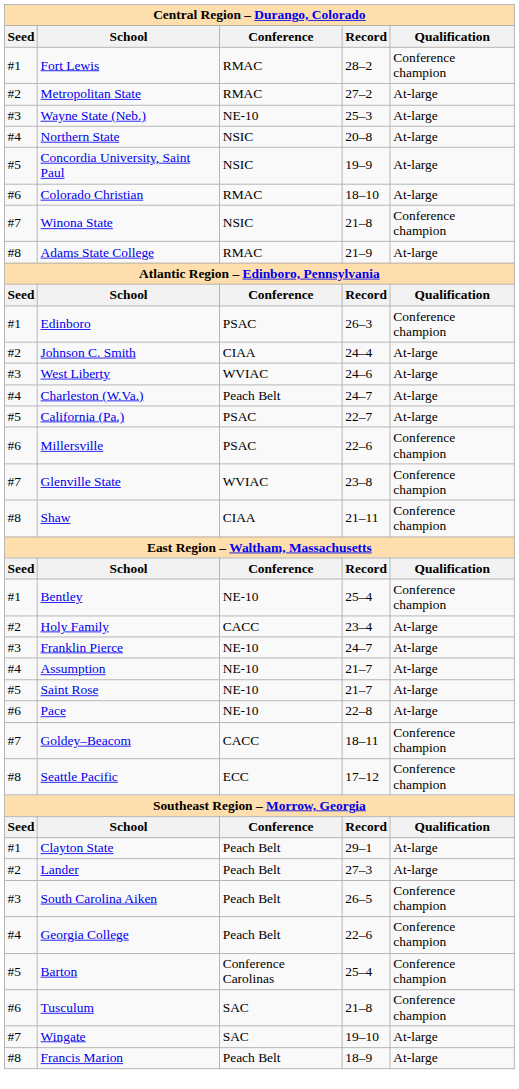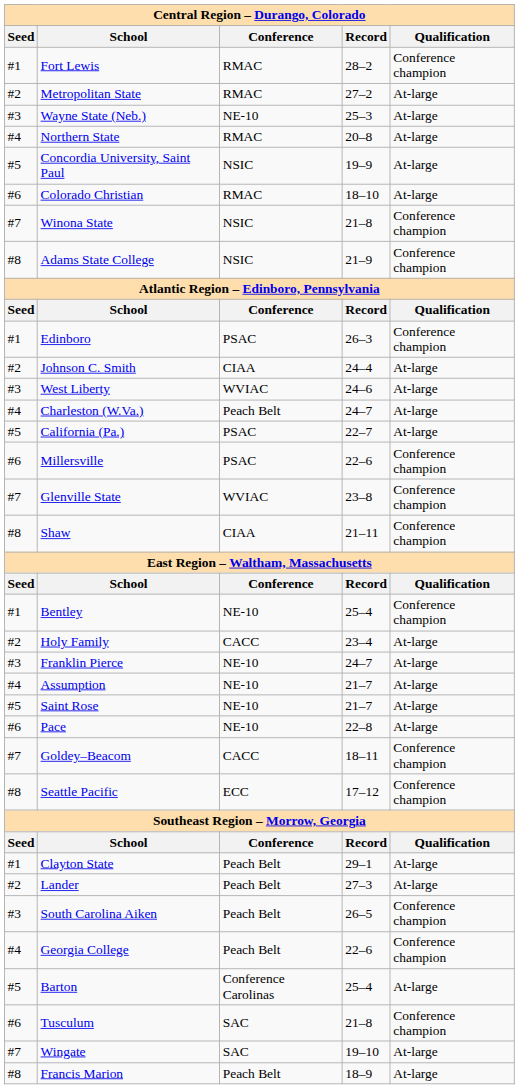(238, 136) NSIC -> (242, 136) RMAC
(242, 252) RMAC -> (238, 259) NSIC
(416, 252) At-large -> (424, 259) Conference champion
(424, 971) Conference champion -> (416, 986) At-large
